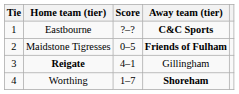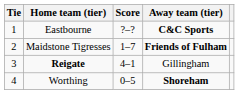(128, 46) 0–5 -> (128, 46) 1–7
(128, 80) 1–7 -> (128, 80) 0–5
